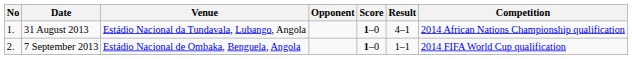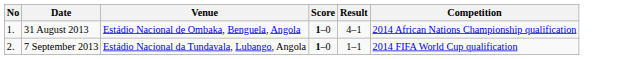- column: (333, 12)
(205, 29) Estádio Nacional da Tundavala, Lubango, Angola -> (202, 29) Estádio Nacional de Ombaka, Benguela, Angola
(202, 46) Estádio Nacional de Ombaka, Benguela, Angola -> (205, 46) Estádio Nacional da Tundavala, Lubango, Angola
